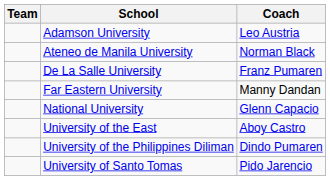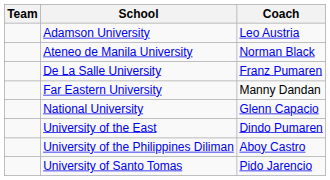(272, 128) Aboy Castro -> (281, 128) Dindo Pumaren
(281, 147) Dindo Pumaren -> (272, 147) Aboy Castro
